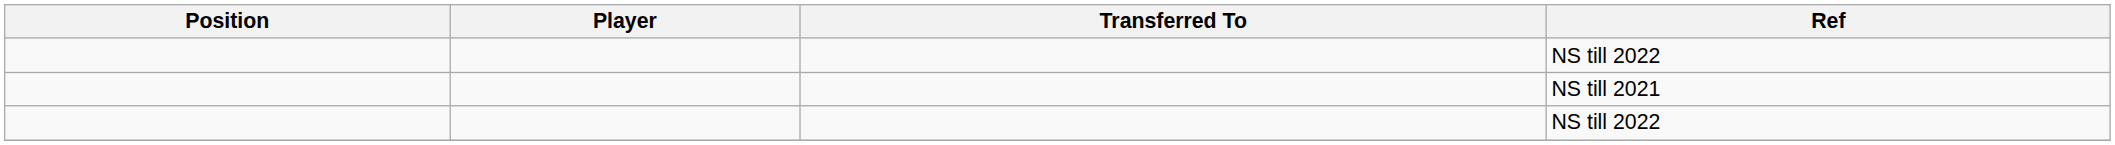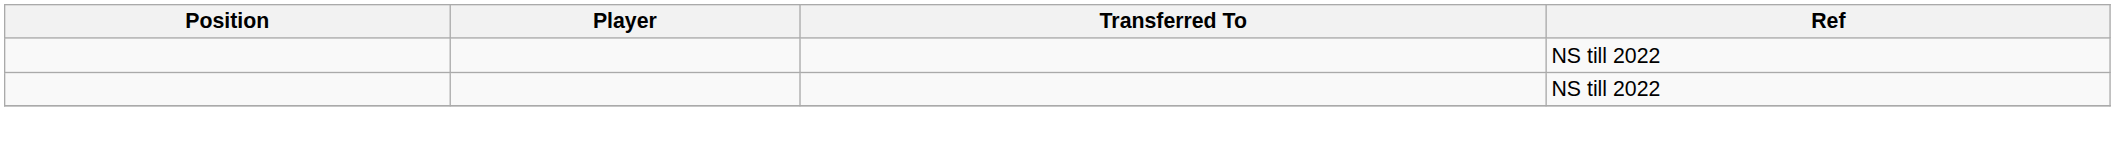- row: (227, 89)
